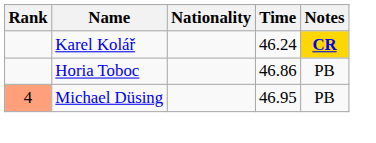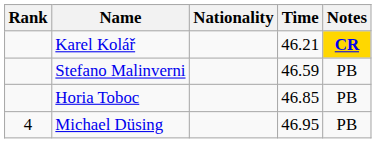(278, 44) 46.24 -> (300, 44) 46.21
+ row: (120, 71)
(278, 71) 46.86 -> (300, 97) 46.85
(28, 97) lightsalmon background -> (28, 124) no background
